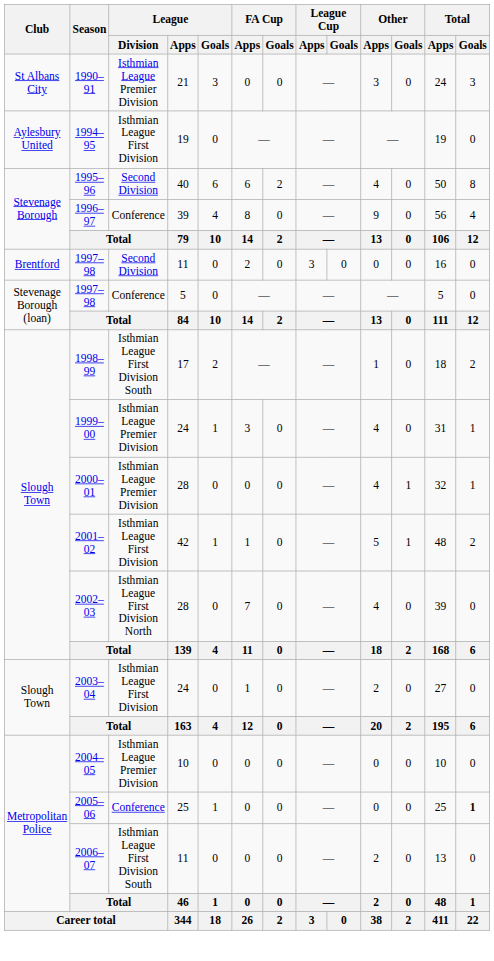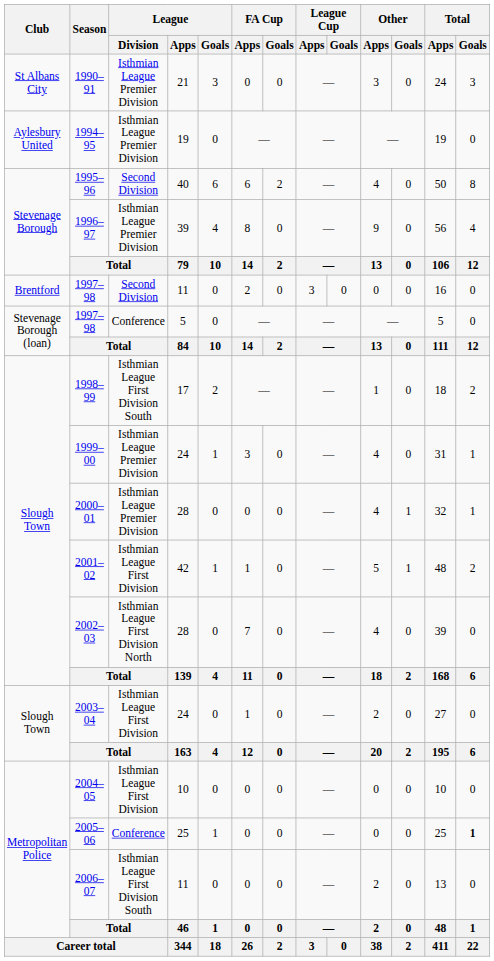(138, 139) Isthmian League First Division -> (138, 139) Isthmian League Premier Division
(138, 215) Conference -> (138, 228) Isthmian League Premier Division
(138, 763) Isthmian League Premier Division -> (138, 789) Isthmian League First Division
